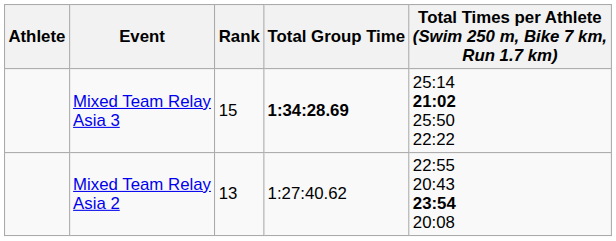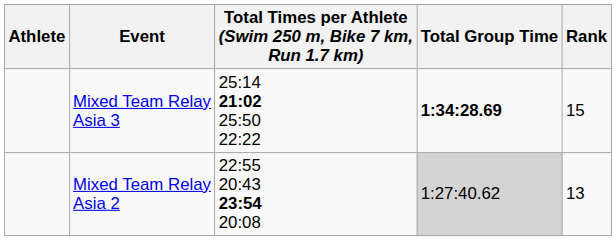columns swapped: (510, 36) <-> (239, 36)
(307, 193) no background -> (460, 193) lightgrey background
